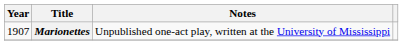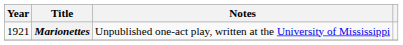(18, 31) 1907 -> (18, 31) 1921
